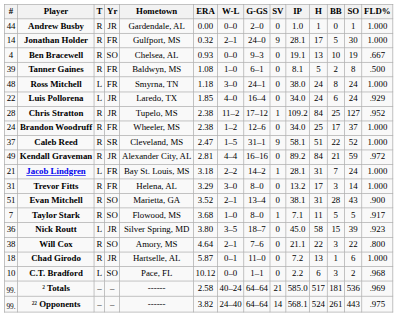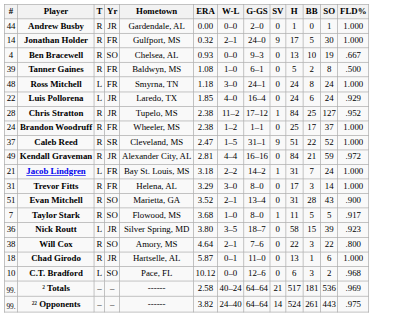- column: (298, 11)
(257, 128) 12–6 -> (257, 128) 1–1
(257, 273) 1–1 -> (257, 273) 12–6
